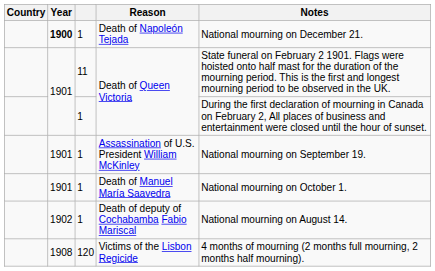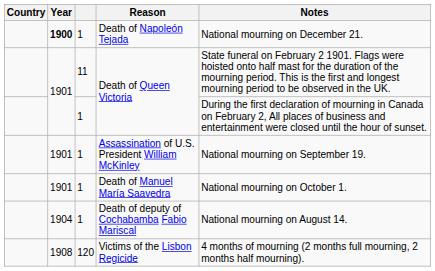(61, 220) 1902 -> (61, 220) 1904
